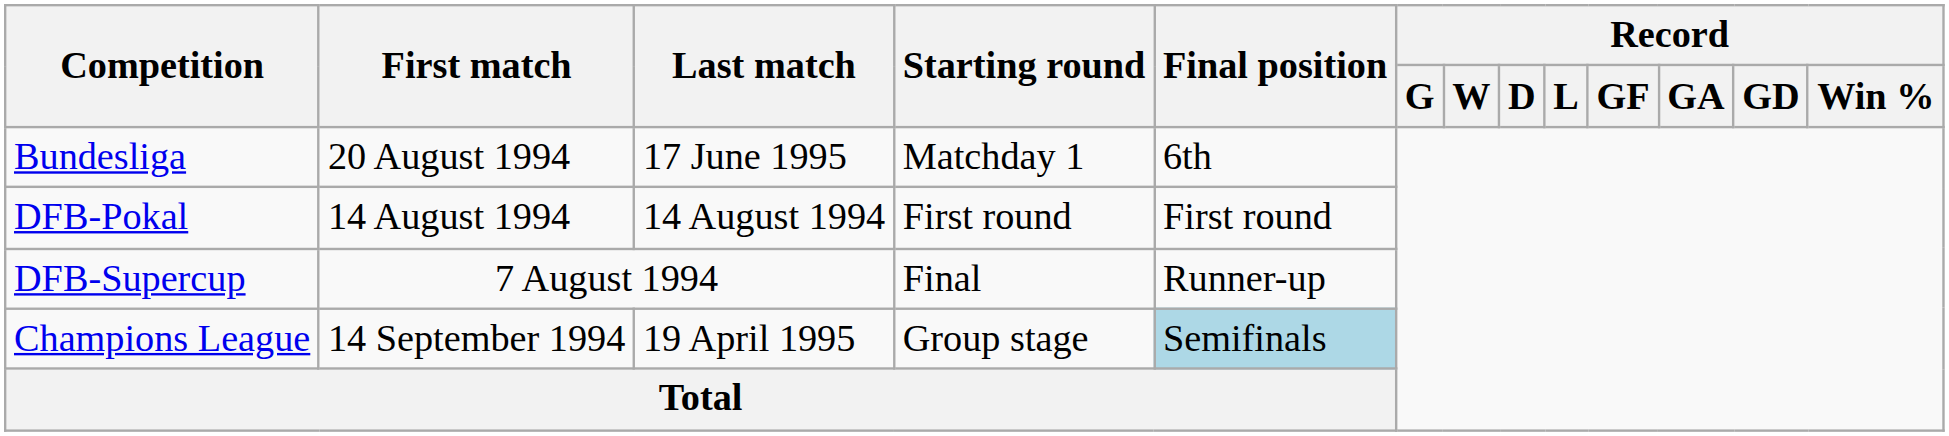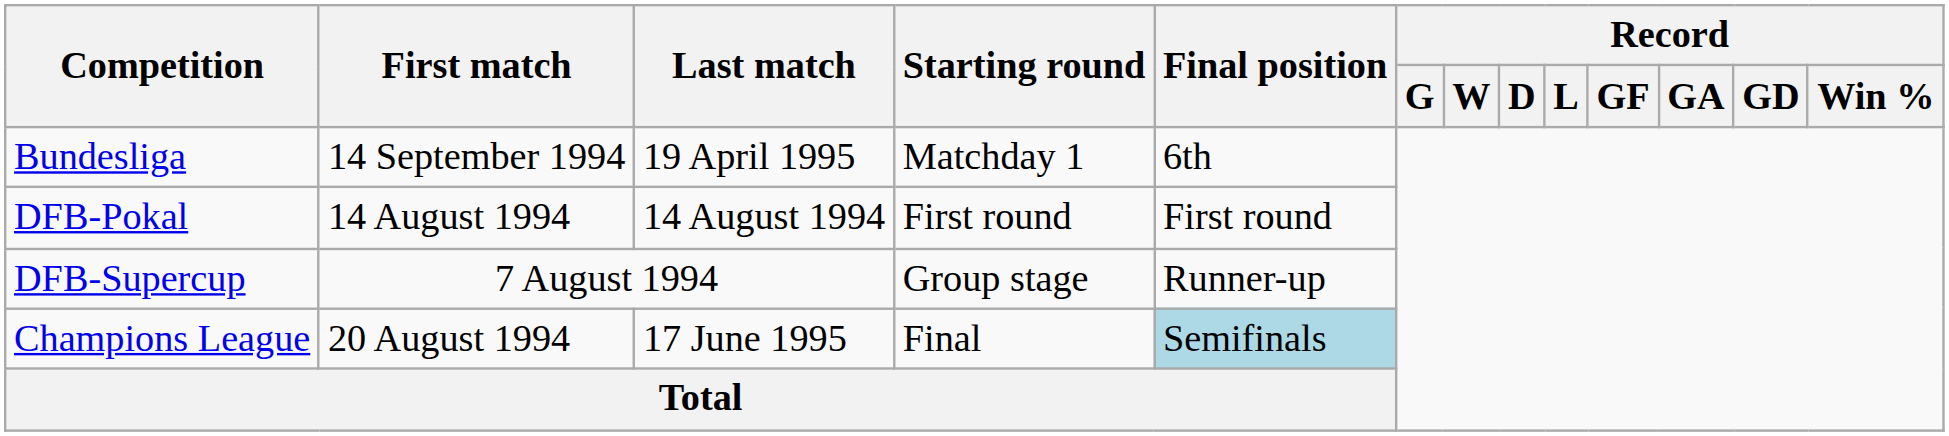(449, 156) 20 August 1994 -> (477, 156) 14 September 1994
(745, 156) 17 June 1995 -> (749, 156) 19 April 1995
(942, 277) Final -> (996, 277) Group stage
(477, 338) 14 September 1994 -> (449, 338) 20 August 1994
(749, 338) 19 April 1995 -> (745, 338) 17 June 1995
(996, 338) Group stage -> (942, 338) Final
